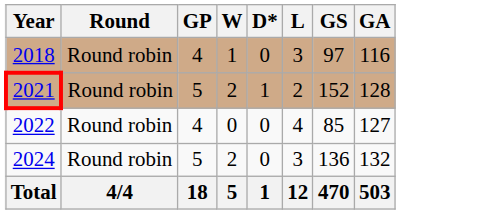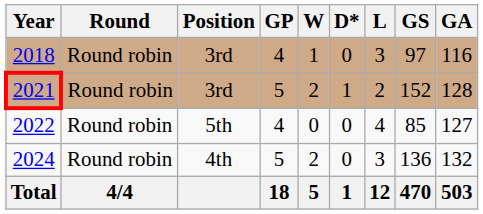+ column: (219, 21)
